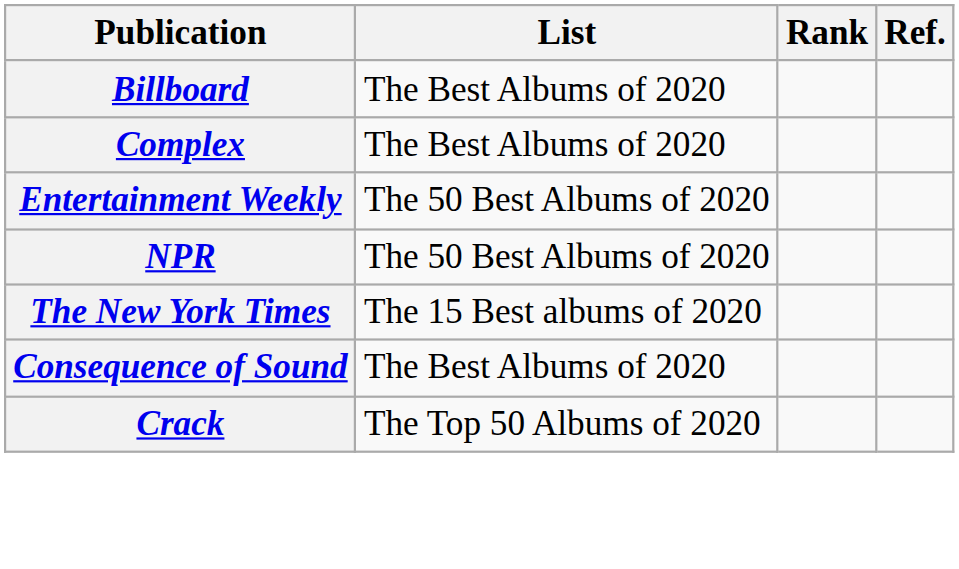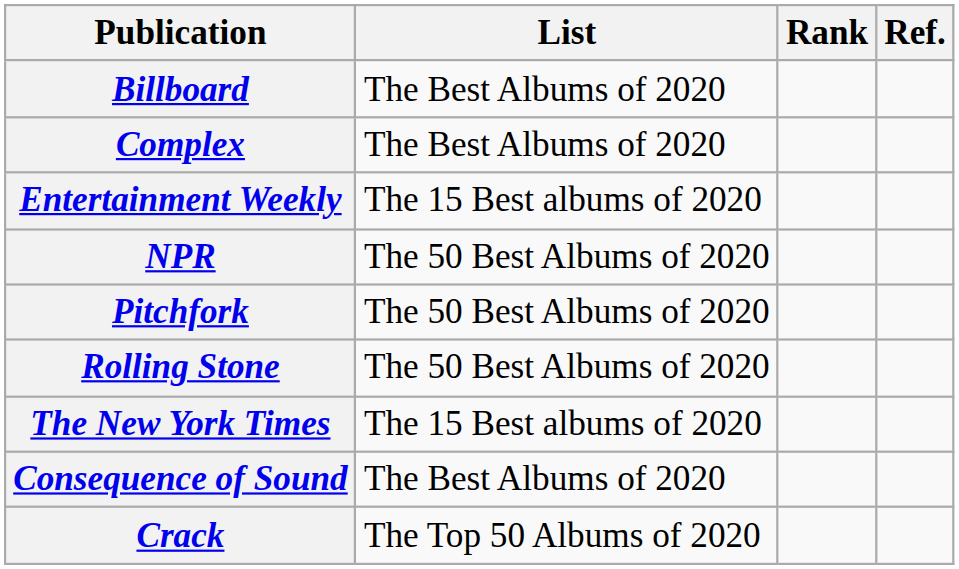(567, 199) The 50 Best Albums of 2020 -> (563, 199) The 15 Best albums of 2020
+ row: (180, 311)
+ row: (180, 367)
